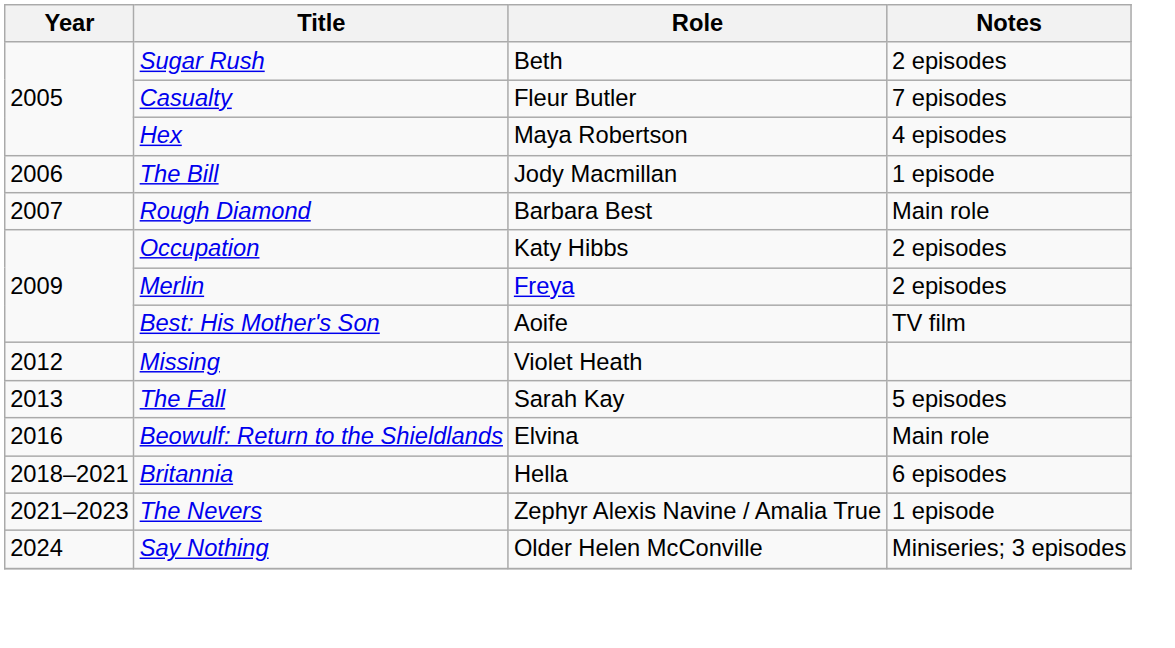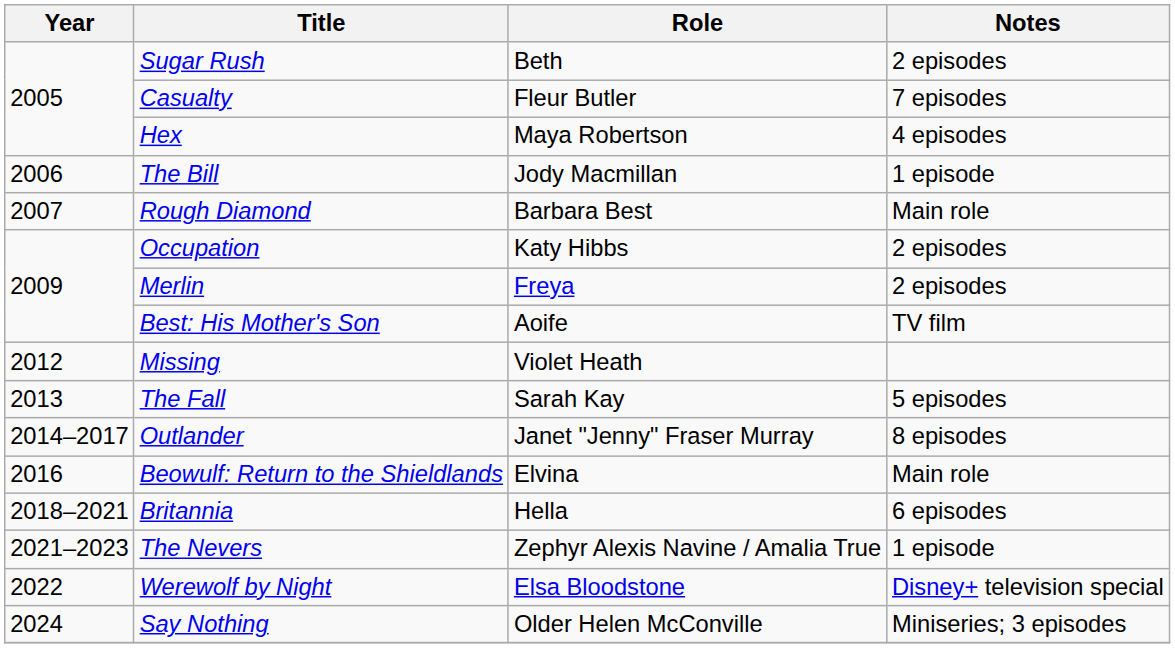+ row: (192, 436)
+ row: (236, 586)
